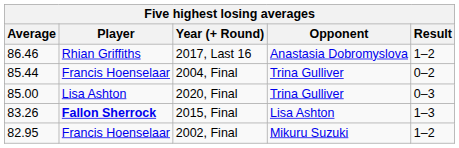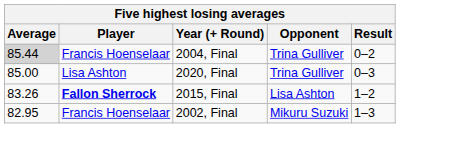- row: (214, 53)
(23, 73) no background -> (23, 53) lightgrey background
(424, 113) 1–3 -> (365, 93) 1–2
(424, 133) 1–2 -> (365, 113) 1–3
